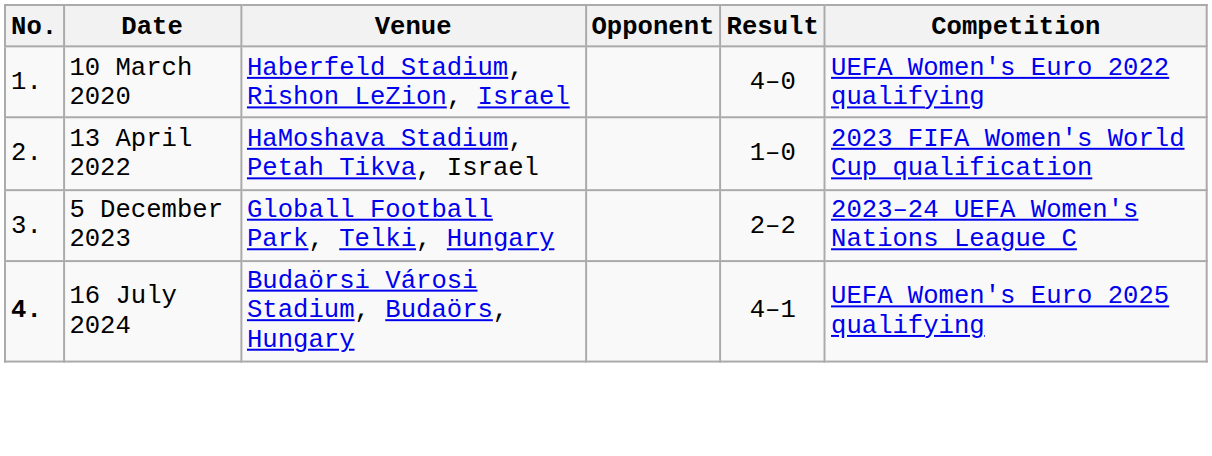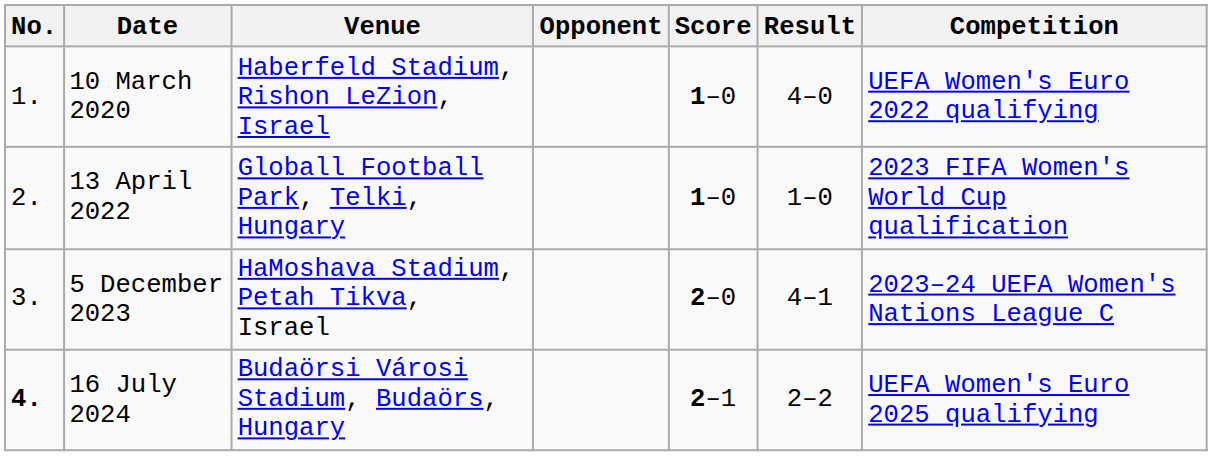+ column: (713, 26)
(393, 154) HaMoshava Stadium, Petah Tikva, Israel -> (361, 198) Globall Football Park, Telki, Hungary
(401, 225) Globall Football Park, Telki, Hungary -> (376, 299) HaMoshava Stadium, Petah Tikva, Israel
(773, 225) 2–2 -> (810, 299) 4–1
(773, 311) 4–1 -> (810, 400) 2–2
